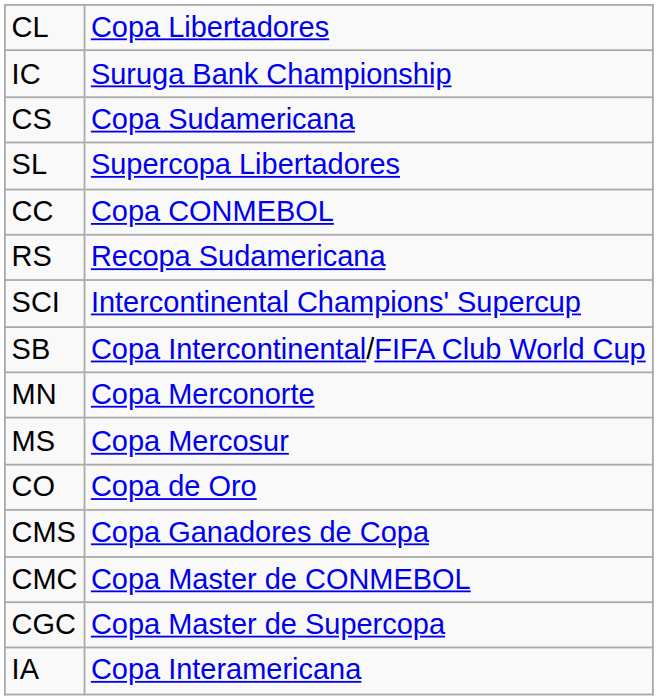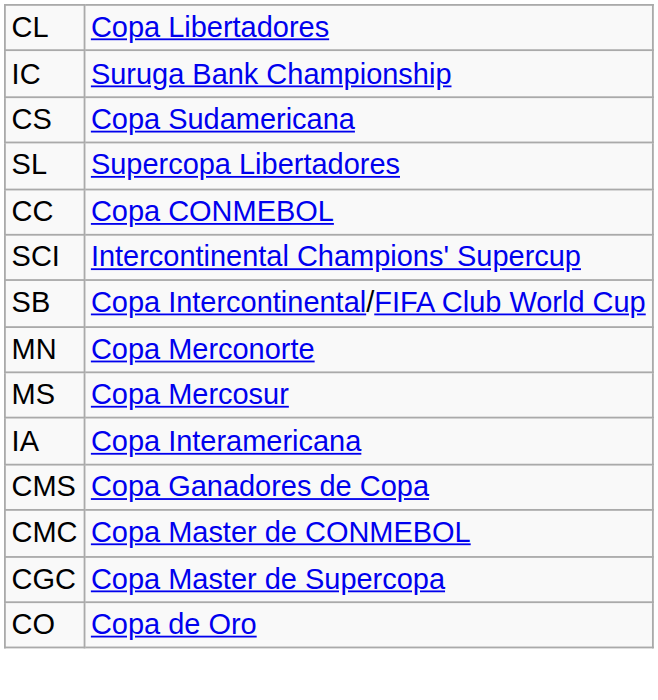- row: (32, 257)
rows swapped: (33, 486) <-> (25, 670)
